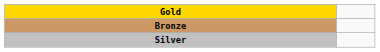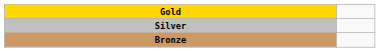rows swapped: (170, 40) <-> (170, 26)
